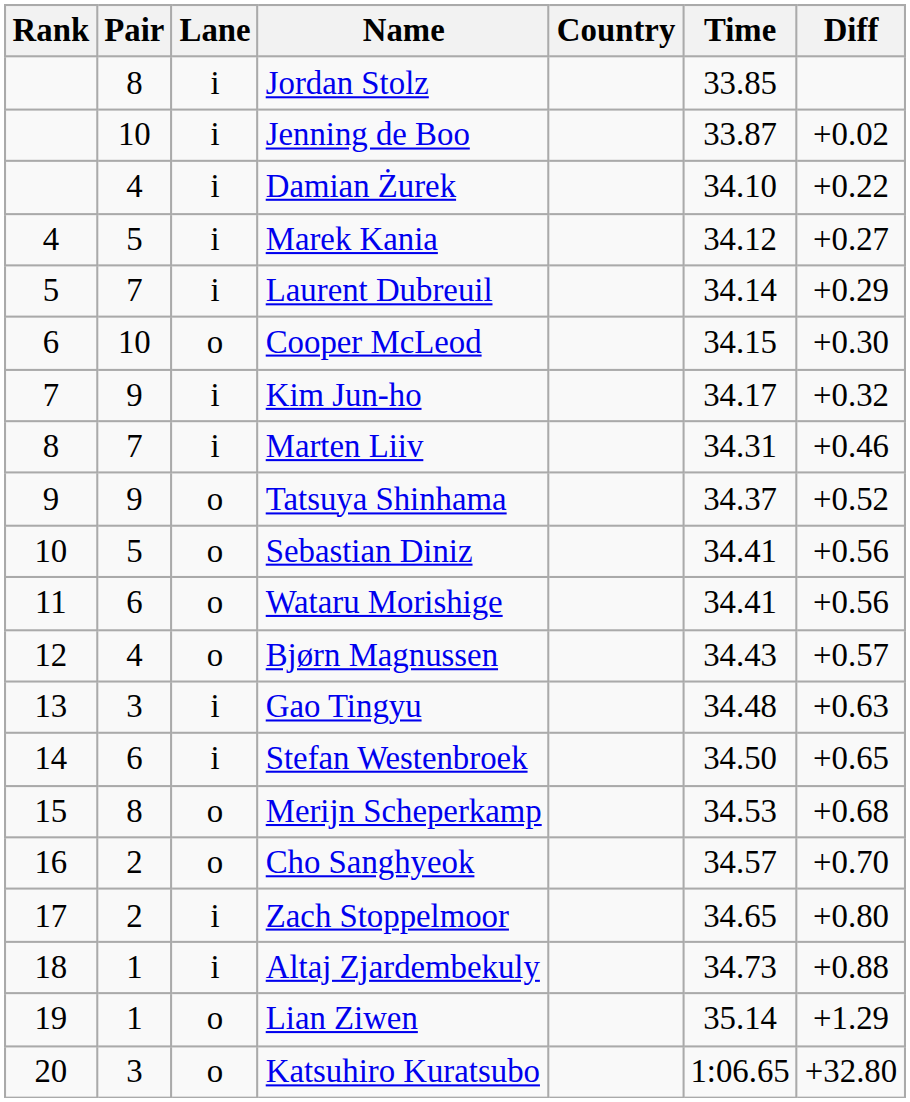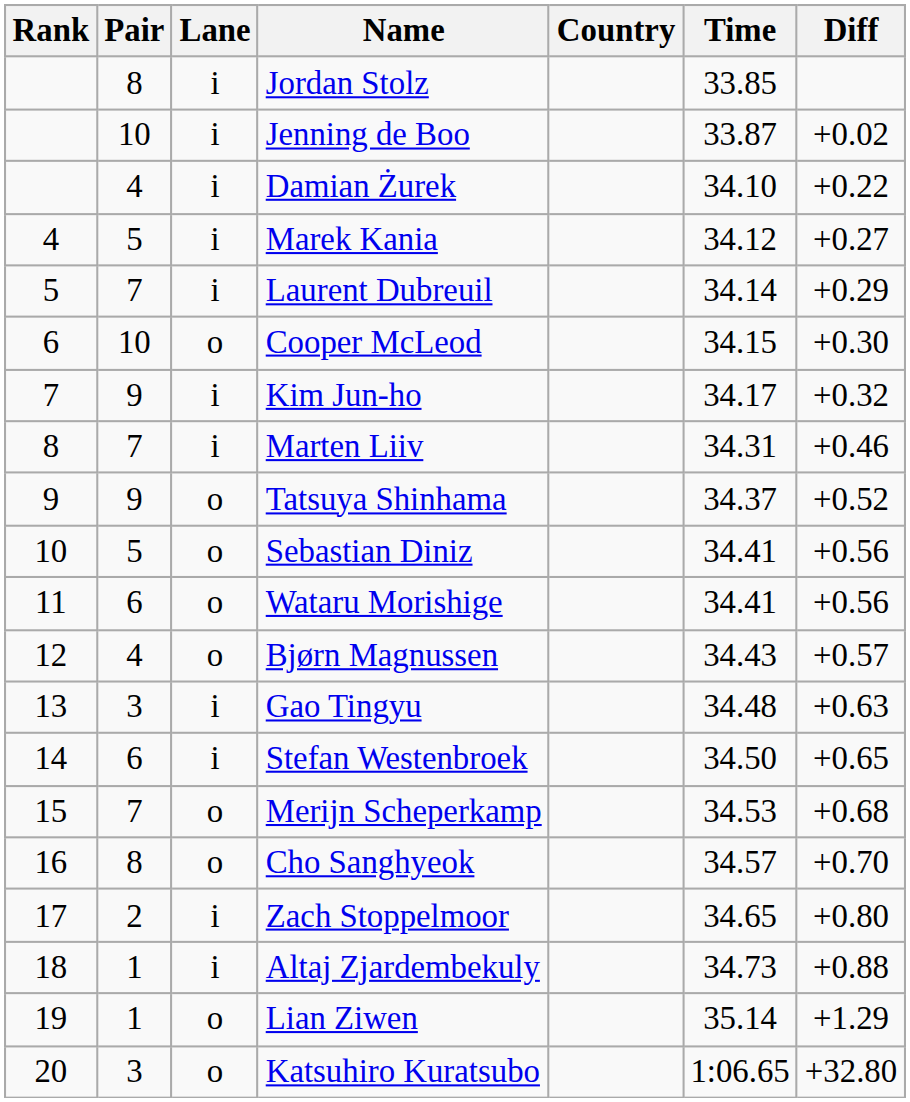(134, 810) 8 -> (134, 810) 7
(134, 862) 2 -> (134, 862) 8
